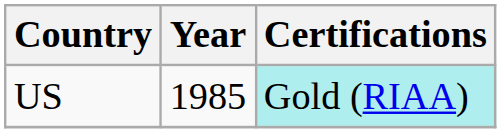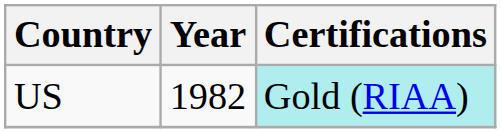(208, 95) 1985 -> (208, 95) 1982
